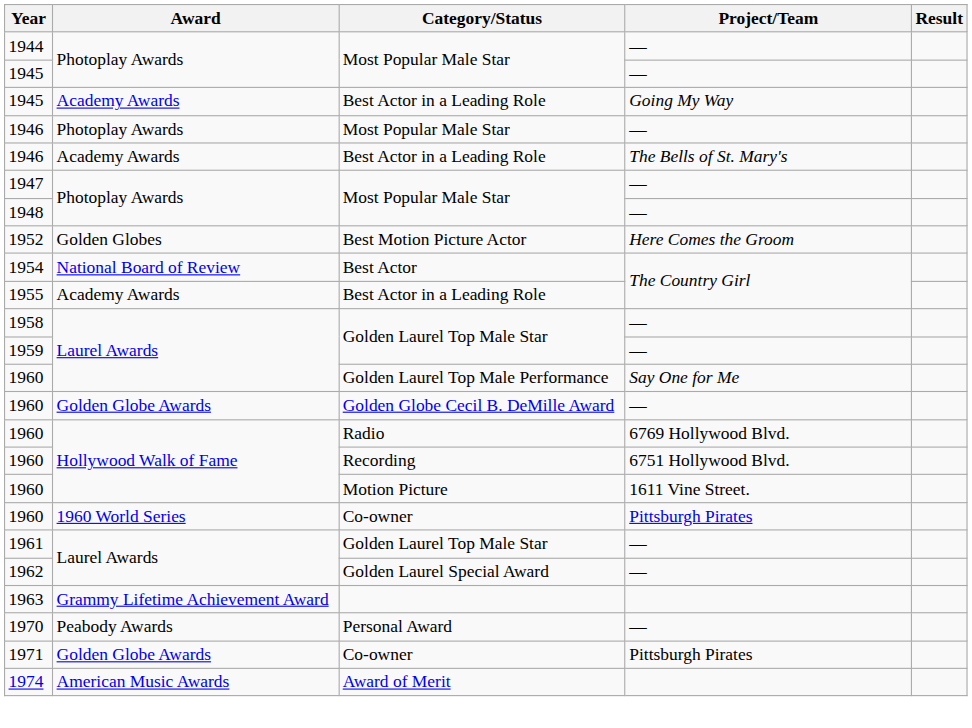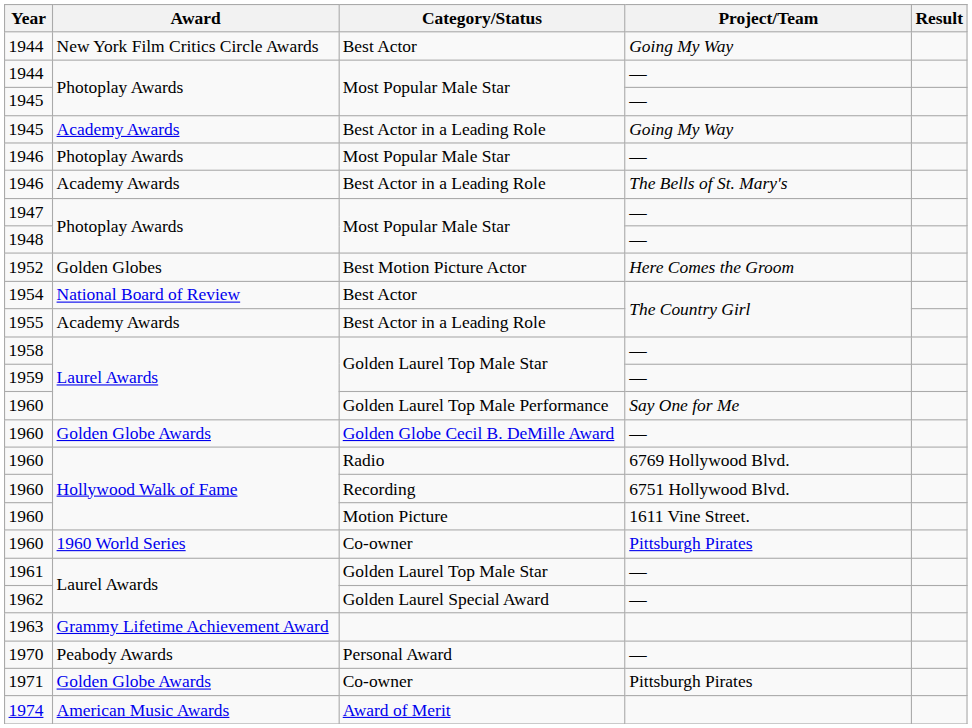+ row: (26, 45)
